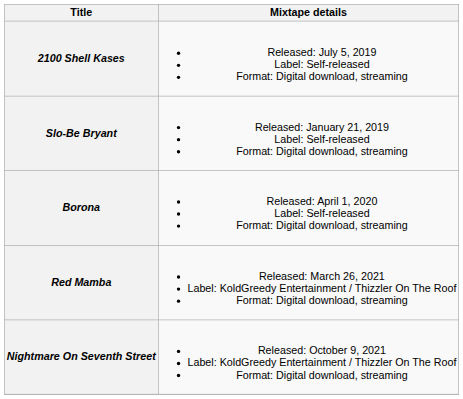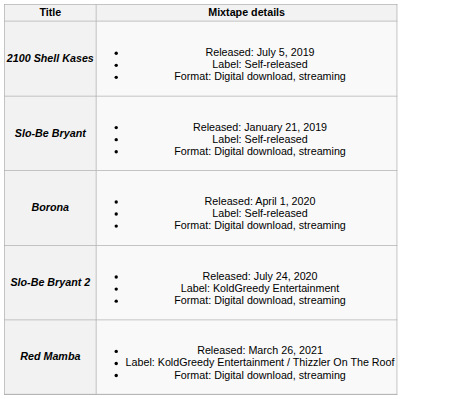+ row: (50, 282)
- row: (81, 357)
